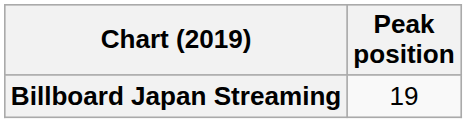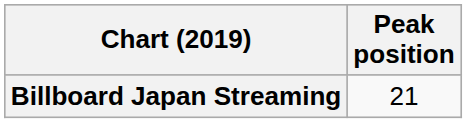(404, 95) 19 -> (404, 95) 21
